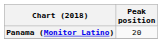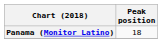(137, 32) 20 -> (137, 32) 18
